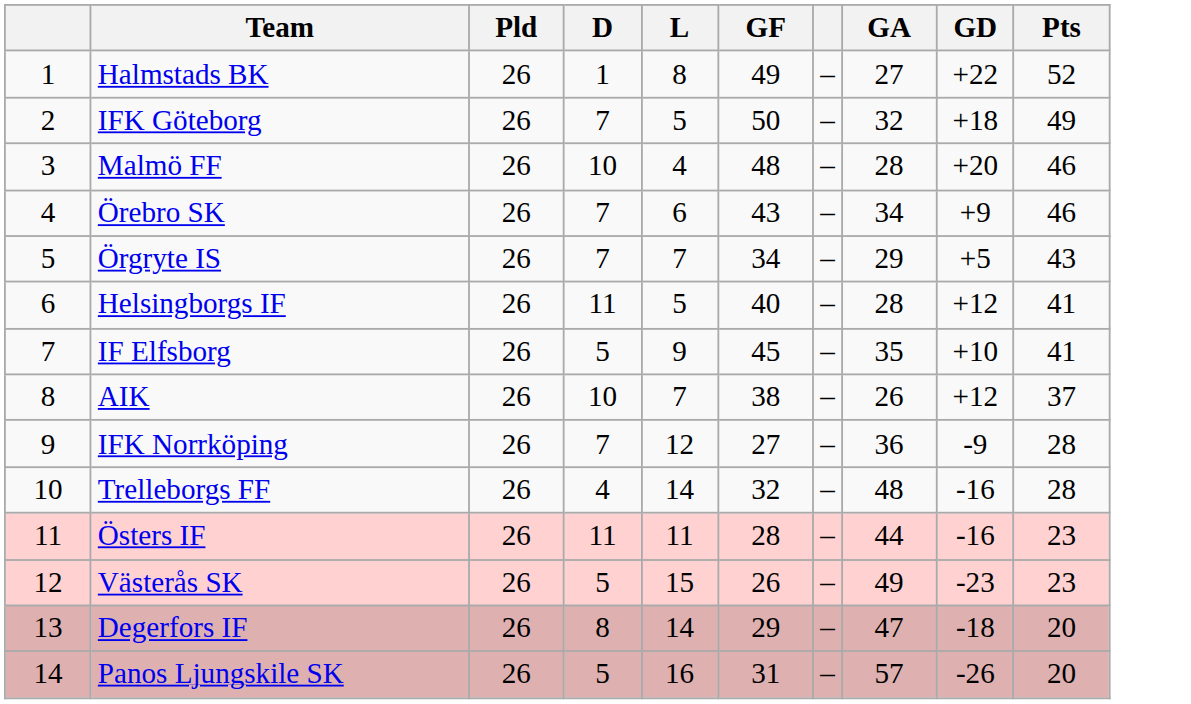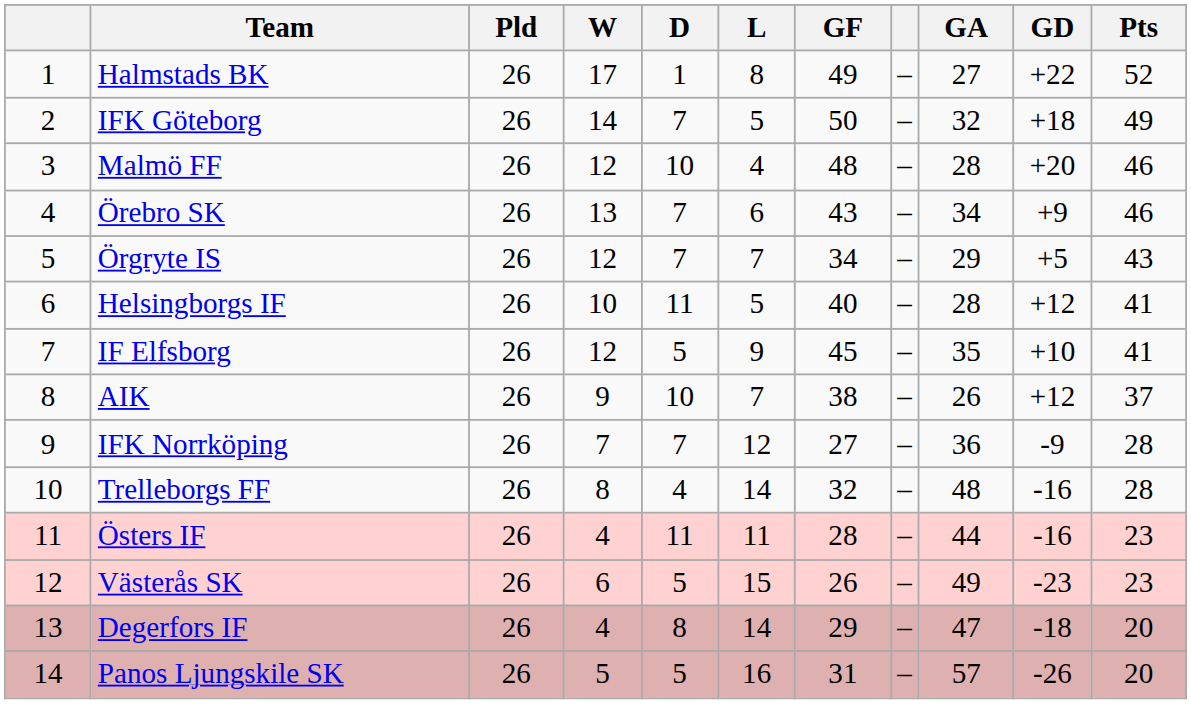+ column: (602, 27)
